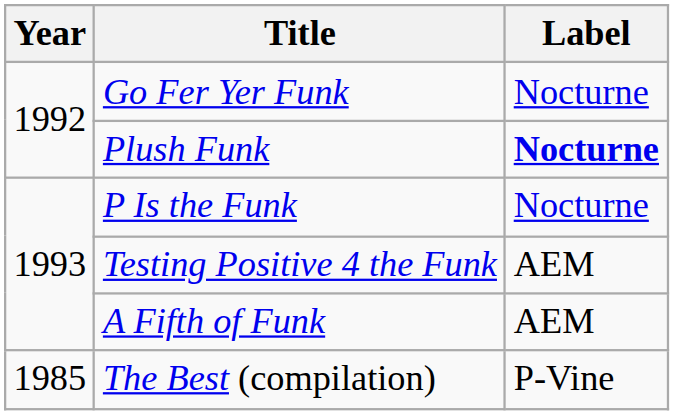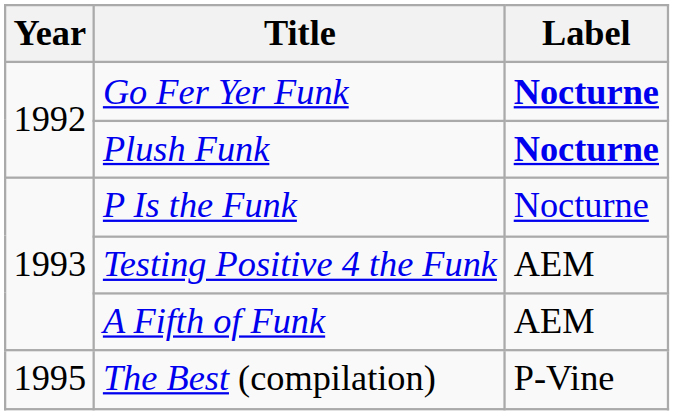(581, 90) normal -> (586, 90) bold
(50, 378) 1985 -> (50, 378) 1995
